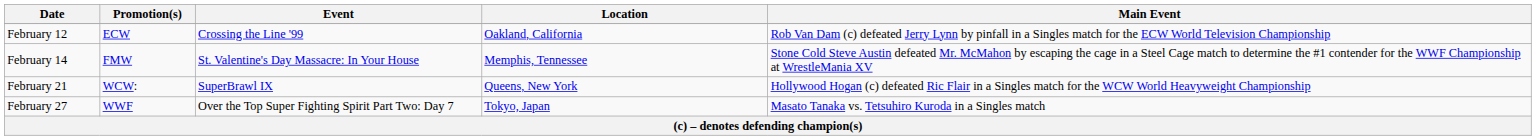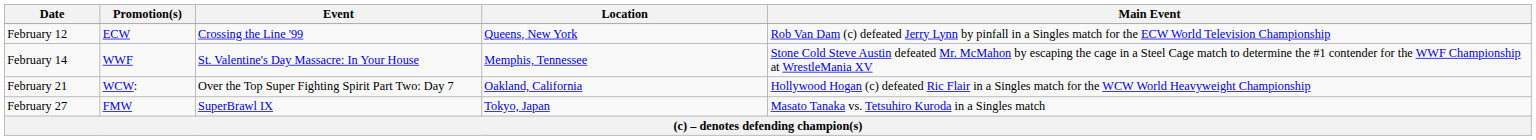(533, 33) Oakland, California -> (531, 33) Queens, New York
(117, 60) FMW -> (118, 60) WWF
(236, 86) SuperBrawl IX -> (326, 86) Over the Top Super Fighting Spirit Part Two: Day 7
(531, 86) Queens, New York -> (533, 86) Oakland, California
(118, 106) WWF -> (117, 106) FMW
(326, 106) Over the Top Super Fighting Spirit Part Two: Day 7 -> (236, 106) SuperBrawl IX
